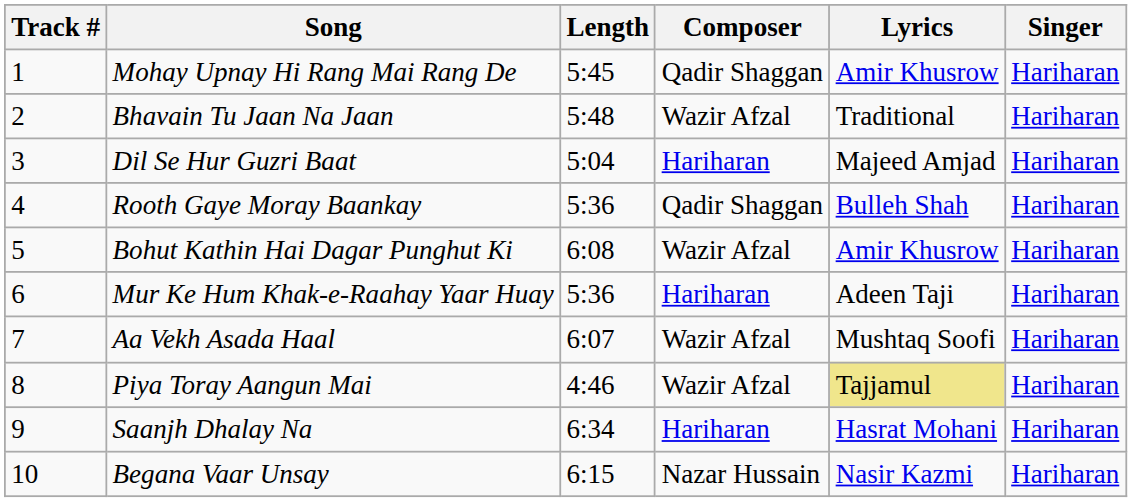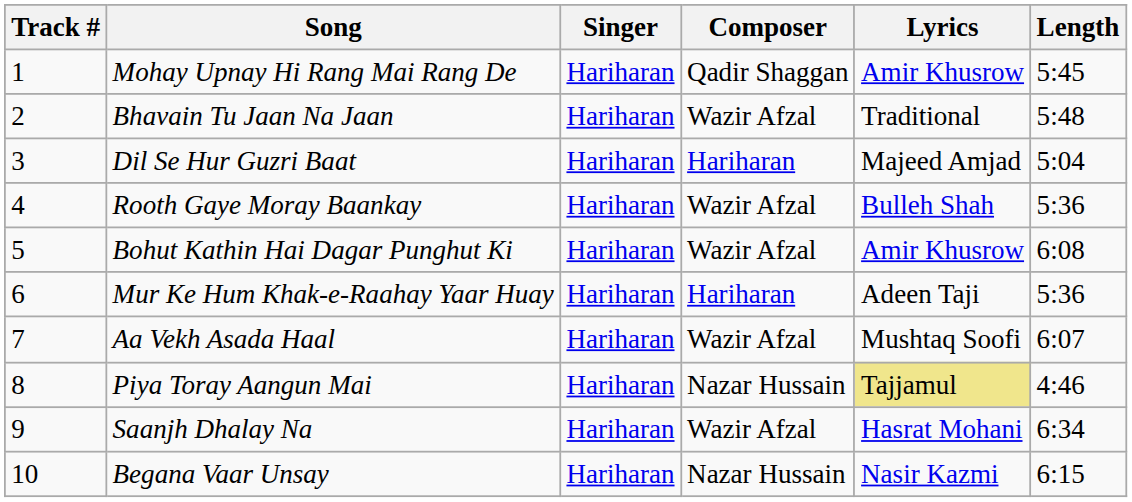columns swapped: (1065, 26) <-> (608, 26)
(742, 205) Qadir Shaggan -> (752, 205) Wazir Afzal
(726, 383) Wazir Afzal -> (766, 383) Nazar Hussain
(716, 428) Hariharan -> (752, 428) Wazir Afzal
